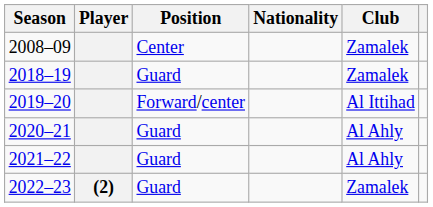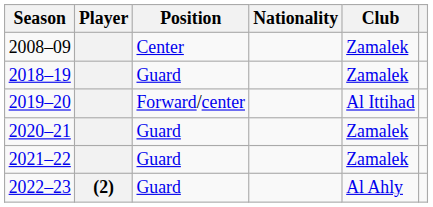(375, 131) Al Ahly -> (377, 131) Zamalek
(375, 159) Al Ahly -> (377, 159) Zamalek
(377, 187) Zamalek -> (375, 187) Al Ahly
